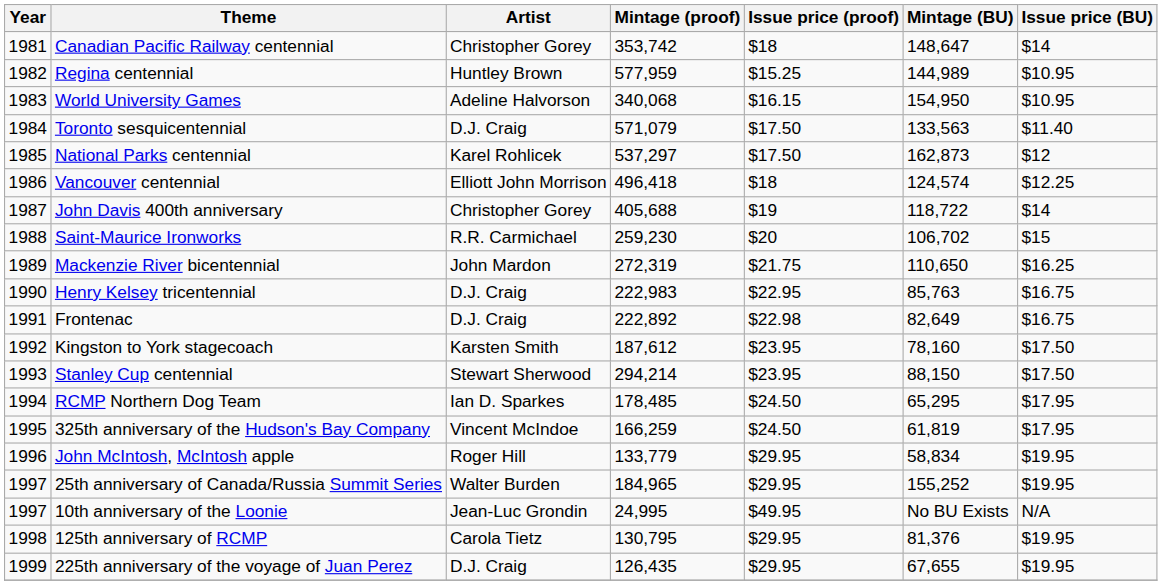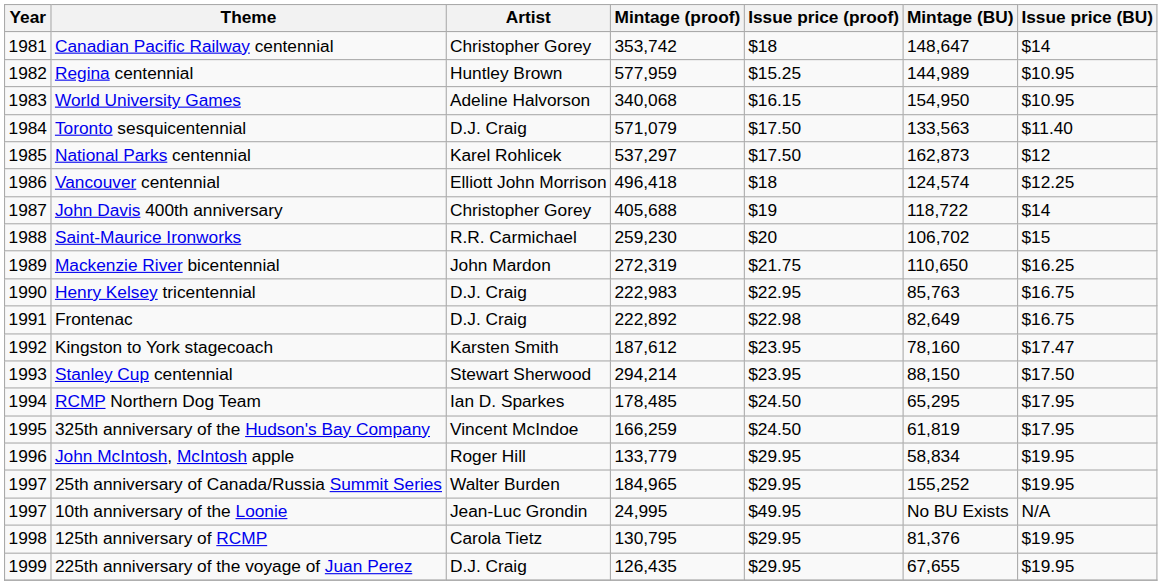(1048, 347) $17.50 -> (1048, 347) $17.47
